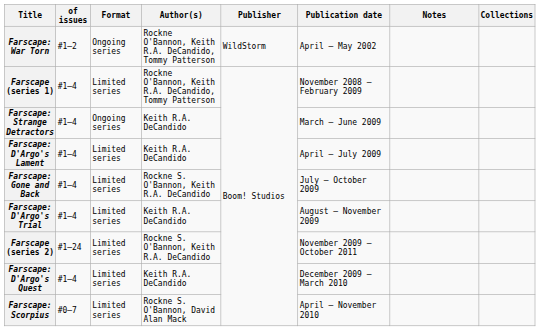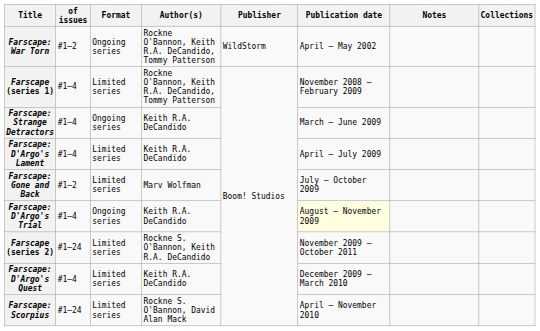(67, 185) #1–4 -> (67, 185) #1–2
(179, 185) Rockne S. O'Bannon, Keith R.A. DeCandido -> (172, 185) Marv Wolfman
(109, 216) Limited series -> (109, 216) Ongoing series
(340, 216) no background -> (340, 216) lightyellow background
(67, 310) #0–7 -> (70, 310) #1–24
